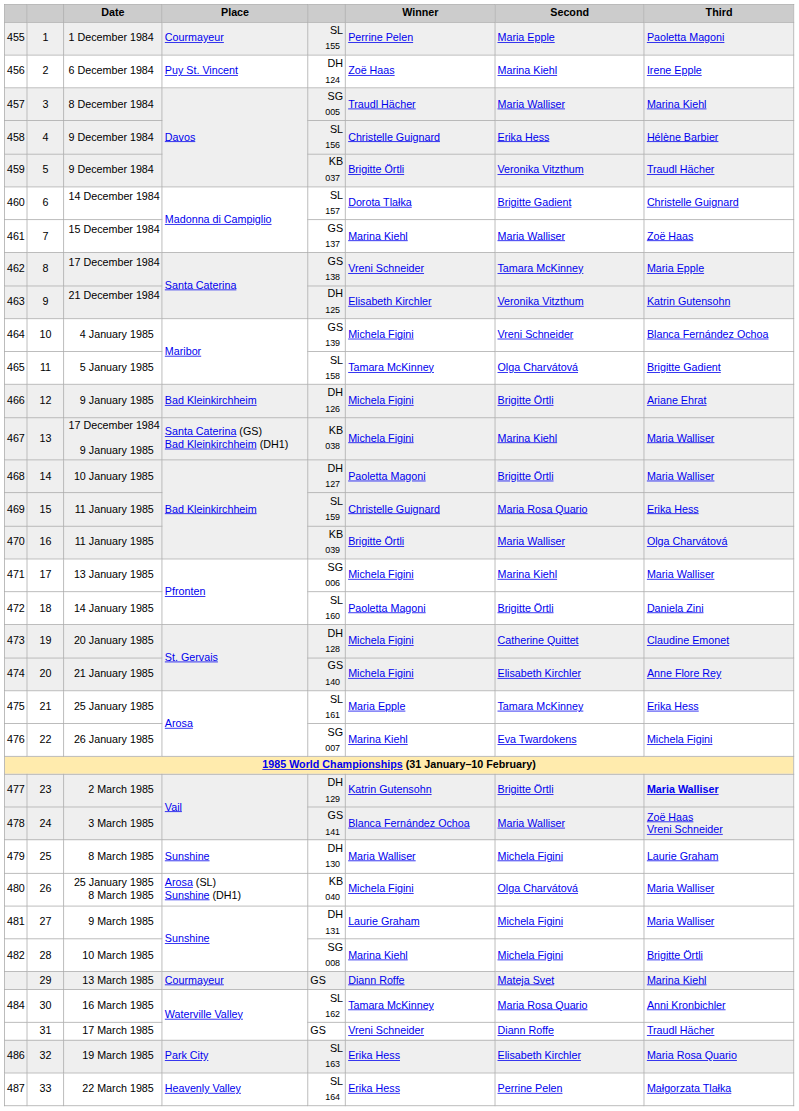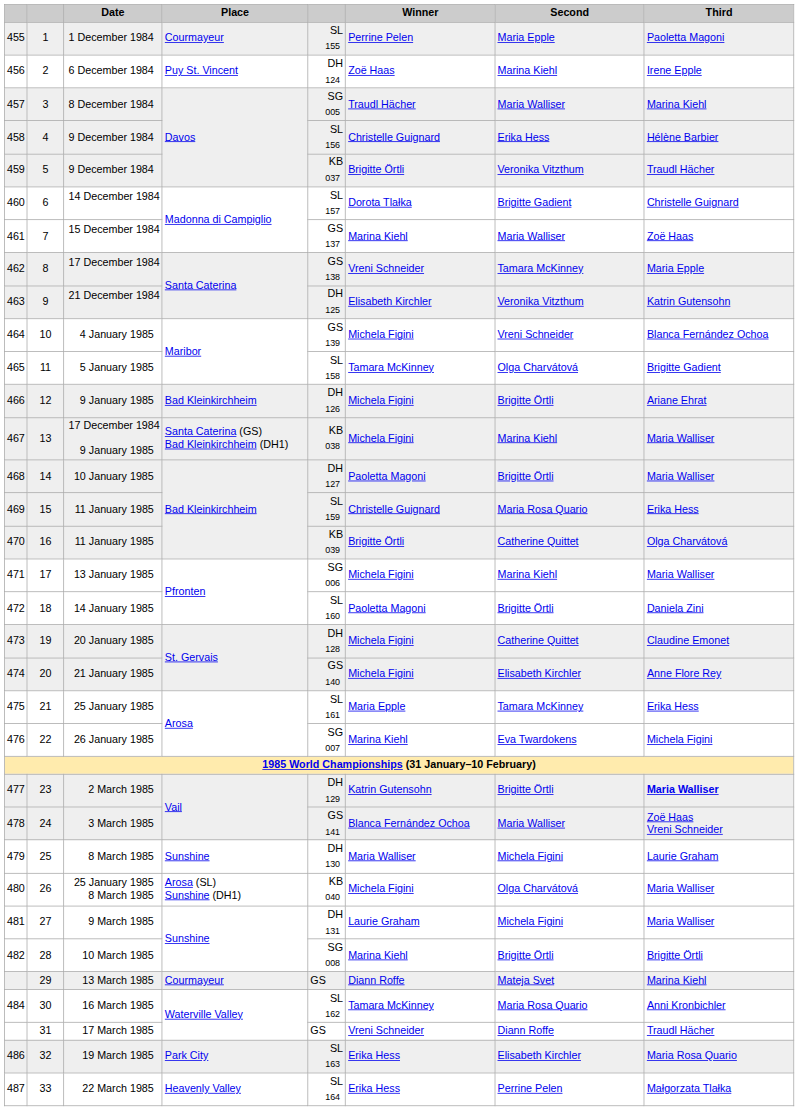(531, 542) Maria Walliser -> (538, 542) Catherine Quittet
(530, 955) Michela Figini -> (526, 955) Brigitte Örtli
